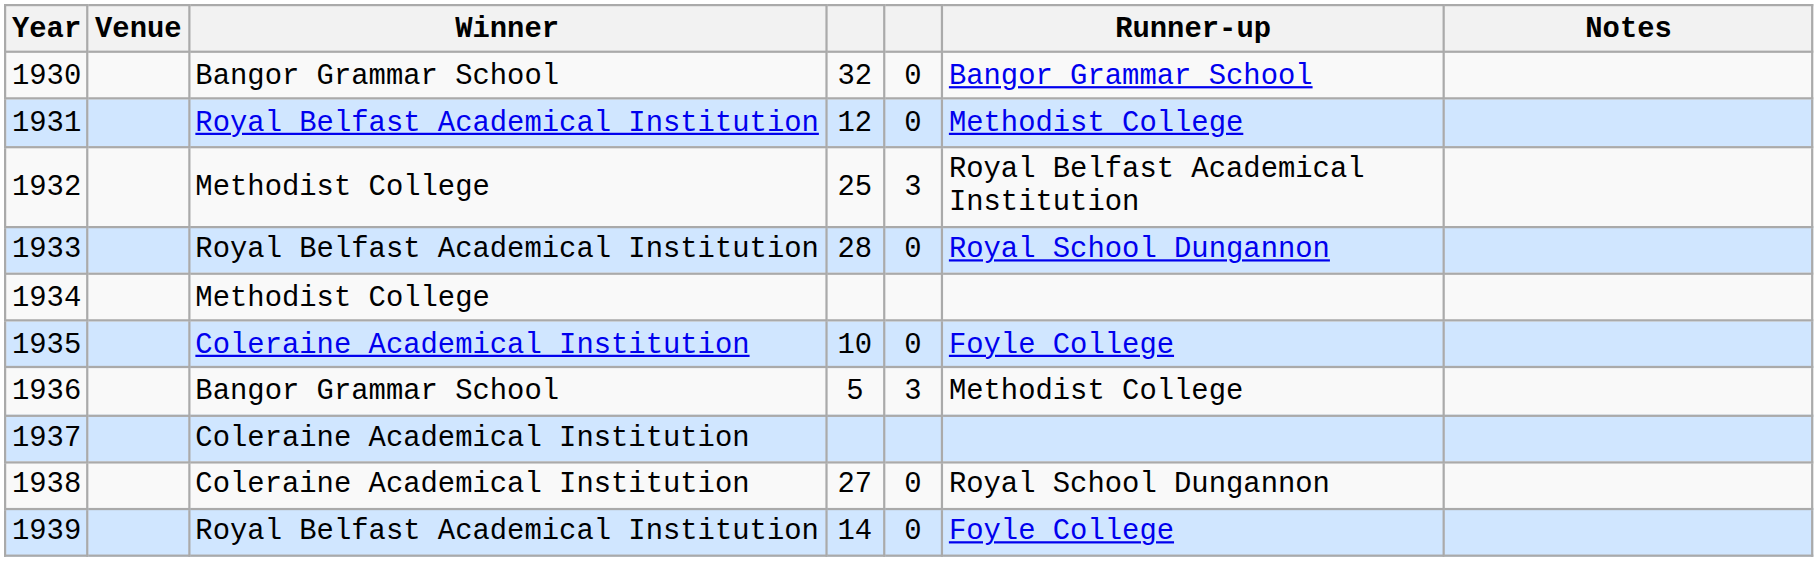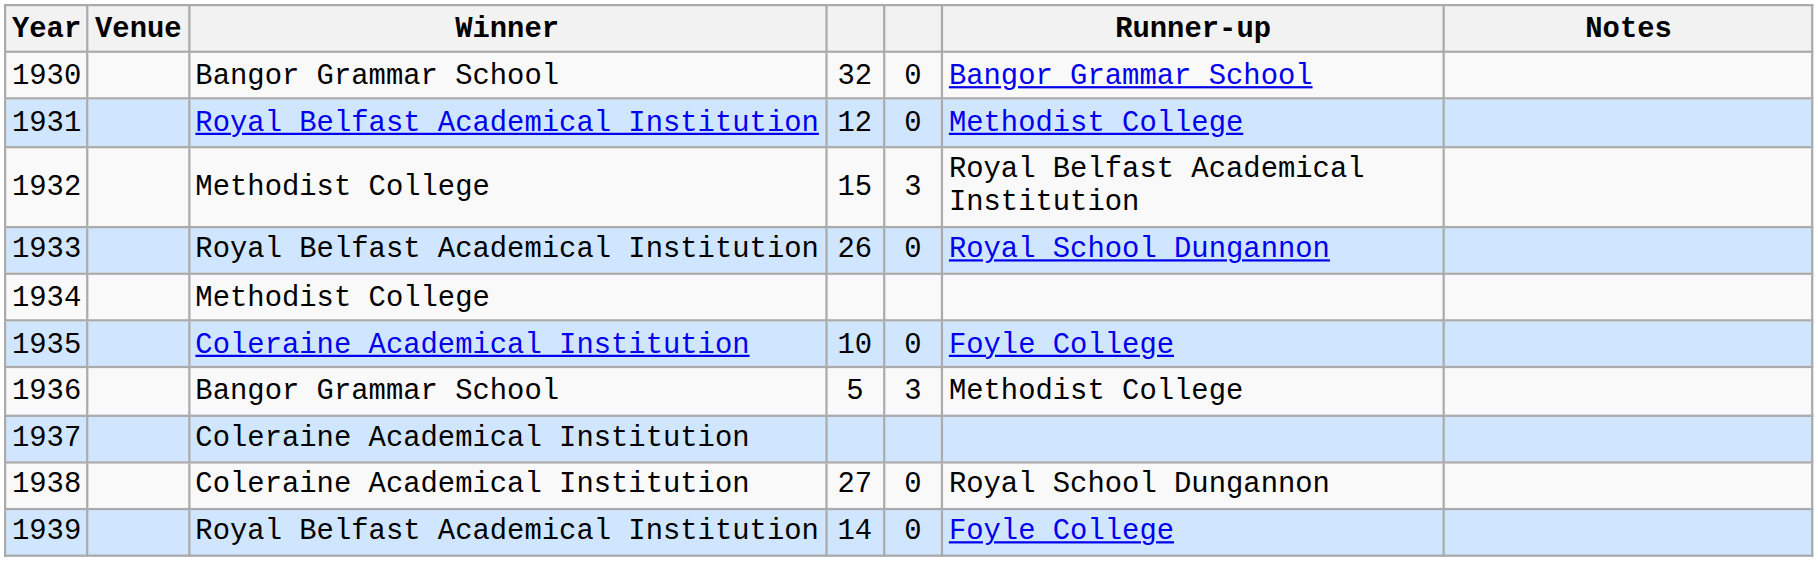(855, 186) 25 -> (855, 186) 15
(855, 250) 28 -> (855, 250) 26
